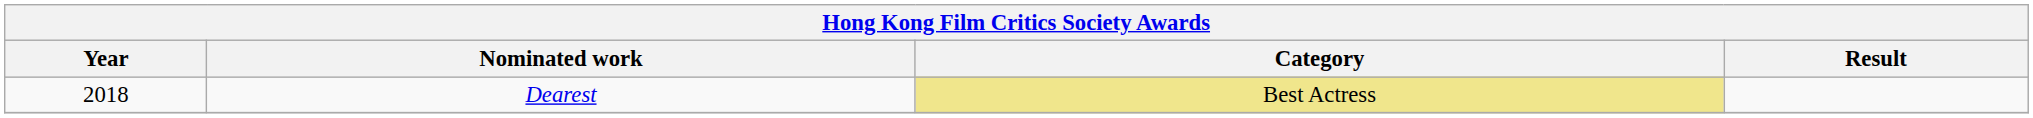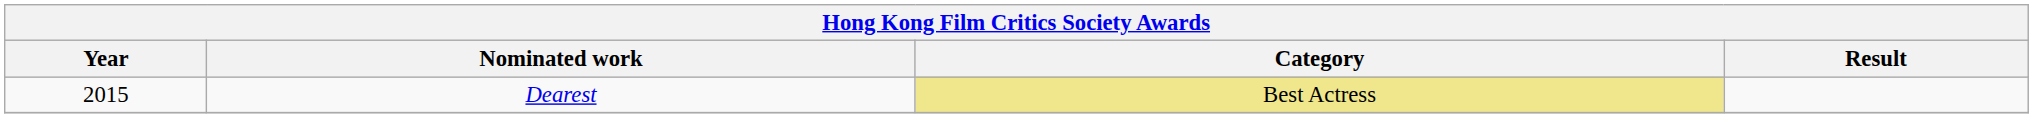(106, 94) 2018 -> (106, 94) 2015
